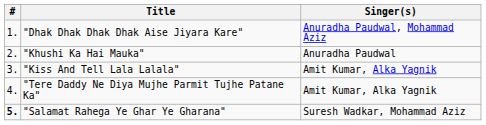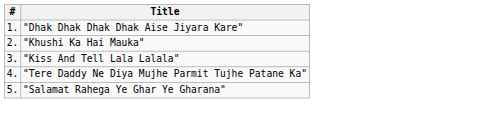- column: (391, 13)
(13, 112) bold -> (13, 90) normal
